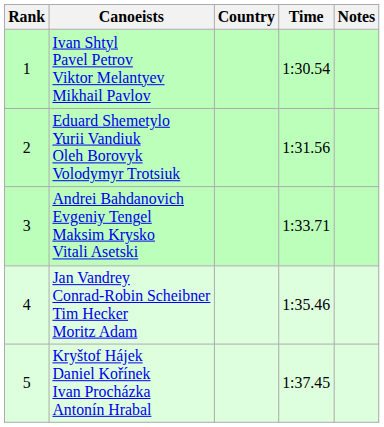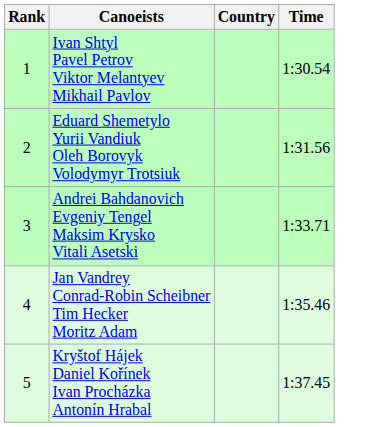- column: (356, 17)
